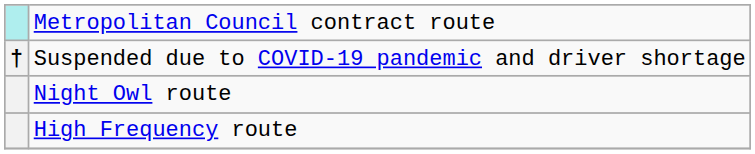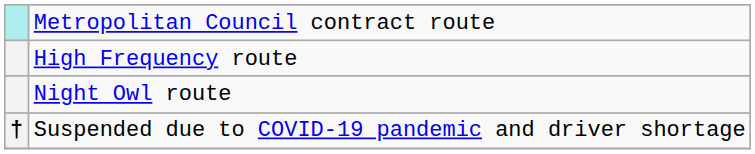rows swapped: (166, 130) <-> (390, 59)
